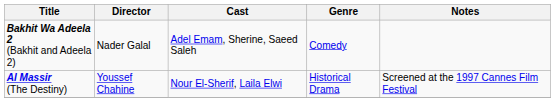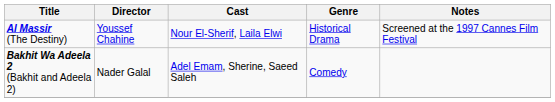rows swapped: (37, 84) <-> (49, 45)
